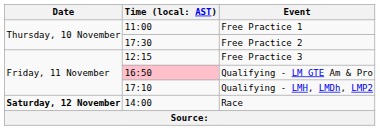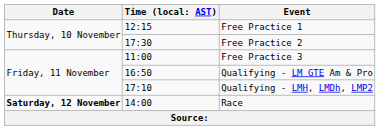(138, 27) 11:00 -> (138, 27) 12:15
(138, 57) 12:15 -> (138, 57) 11:00
(138, 72) pink background -> (138, 72) no background
